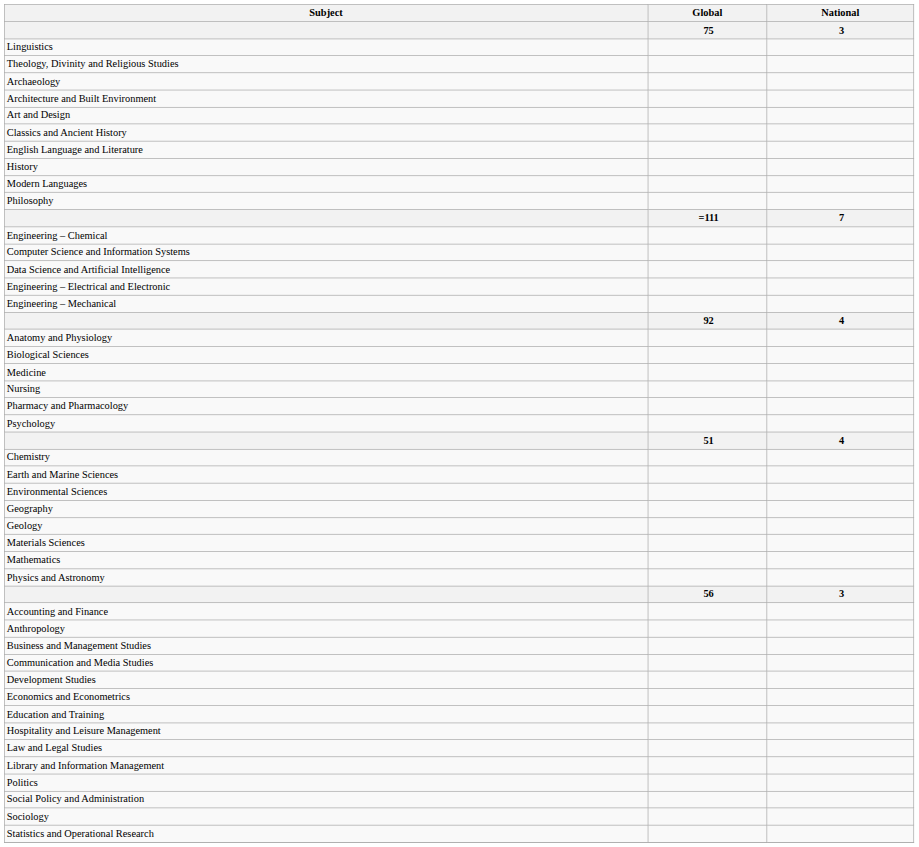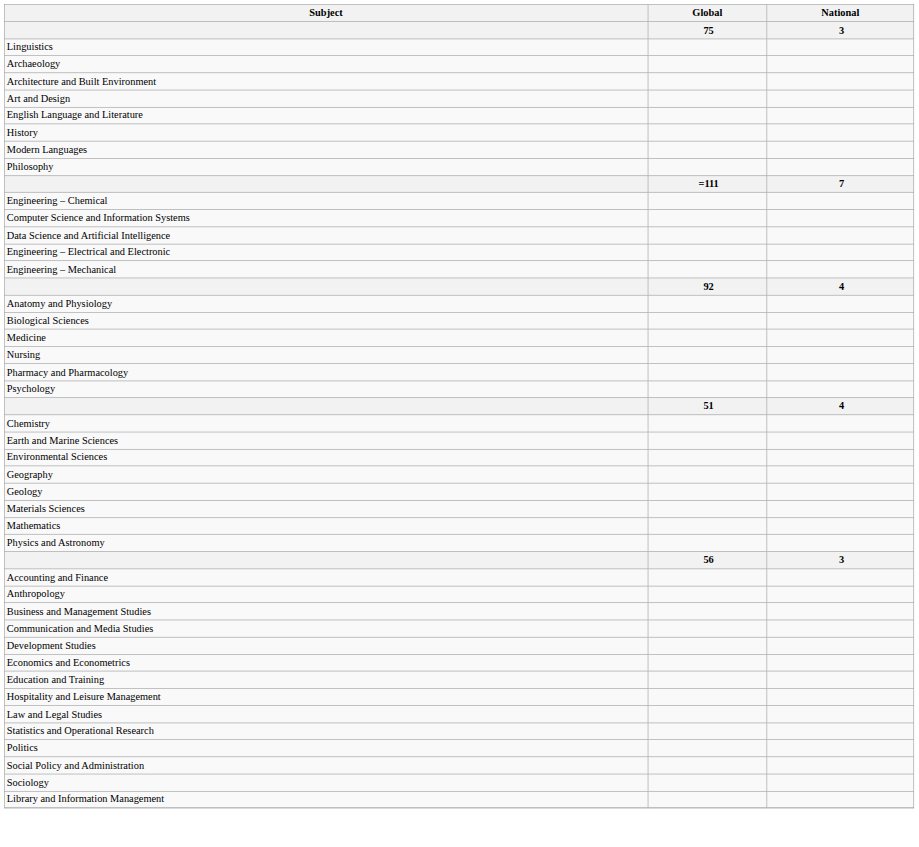- row: (93, 64)
- row: (67, 133)
rows swapped: (85, 765) <-> (80, 834)
